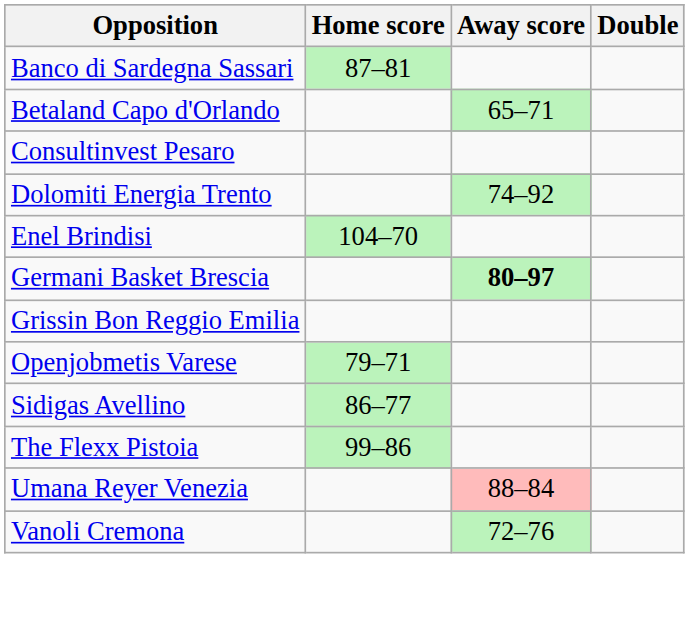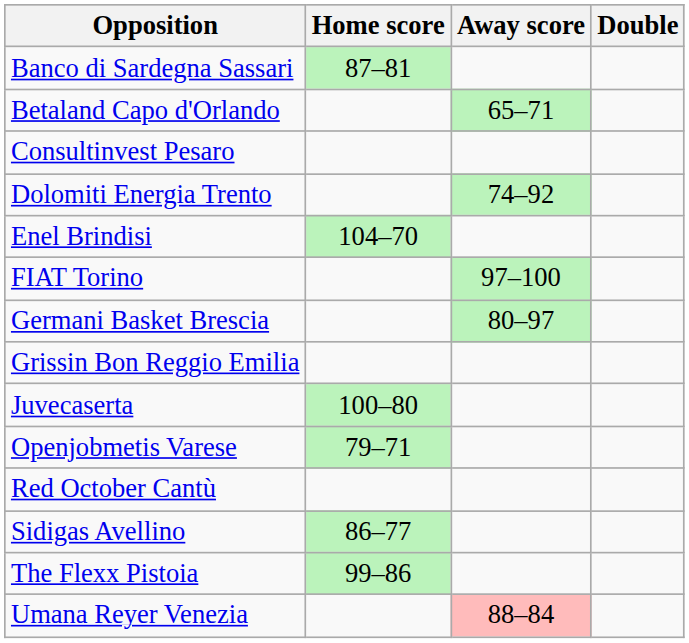+ row: (77, 278)
(521, 278) bold -> (521, 320) normal
+ row: (72, 404)
+ row: (113, 488)
- row: (98, 531)
